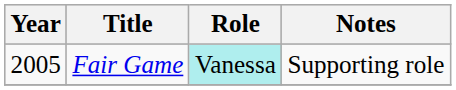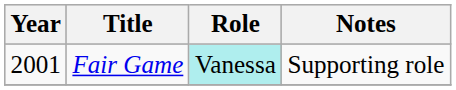(36, 64) 2005 -> (36, 64) 2001
